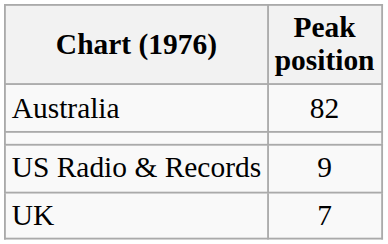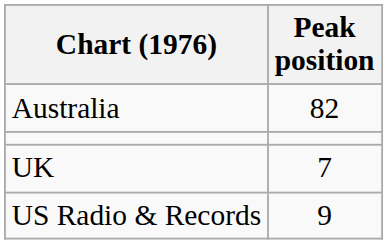rows swapped: (33, 214) <-> (136, 167)
